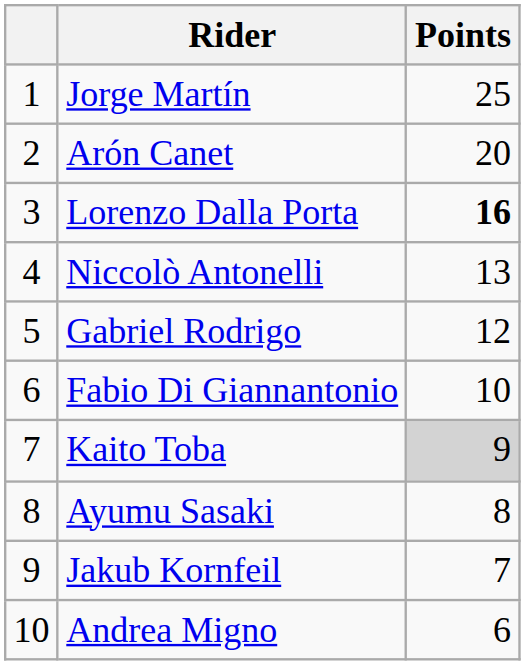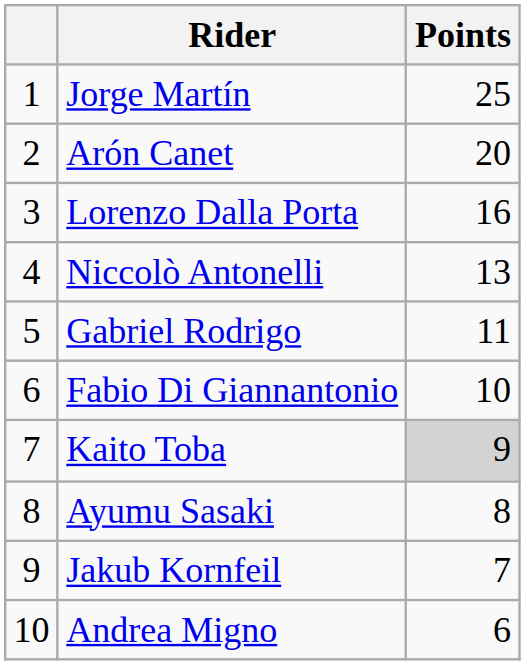(493, 212) bold -> (493, 212) normal
(493, 331) 12 -> (494, 331) 11
